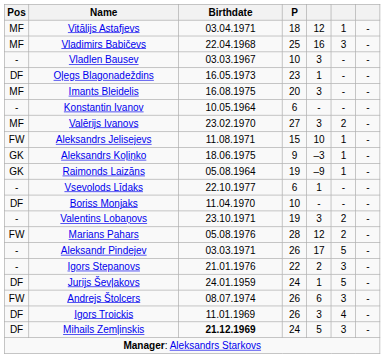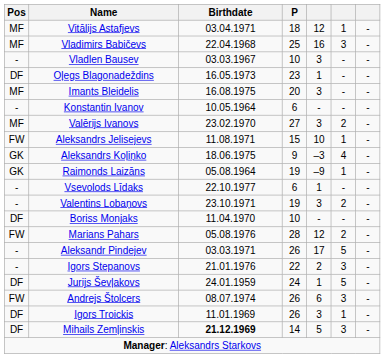(343, 155) 1 -> (343, 155) 4
rows swapped: (104, 219) <-> (104, 203)
(343, 314) 4 -> (343, 314) 1
(295, 330) 24 -> (295, 330) 14
